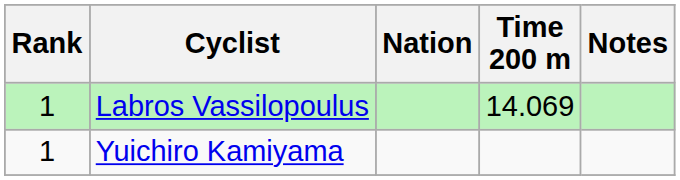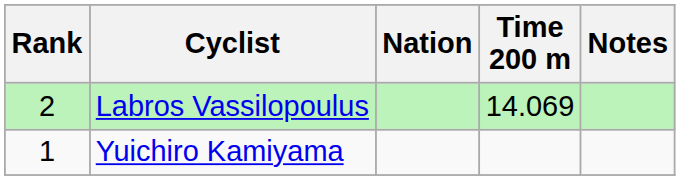(47, 105) 1 -> (47, 105) 2
